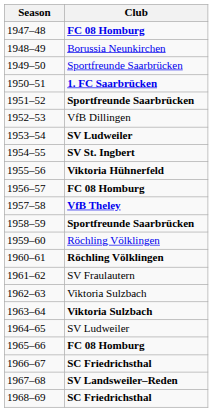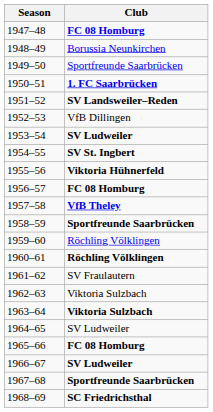(131, 100) Sportfreunde Saarbrücken -> (122, 100) SV Landsweiler–Reden
(109, 363) SC Friedrichsthal -> (100, 363) SV Ludweiler
(122, 380) SV Landsweiler–Reden -> (131, 380) Sportfreunde Saarbrücken
